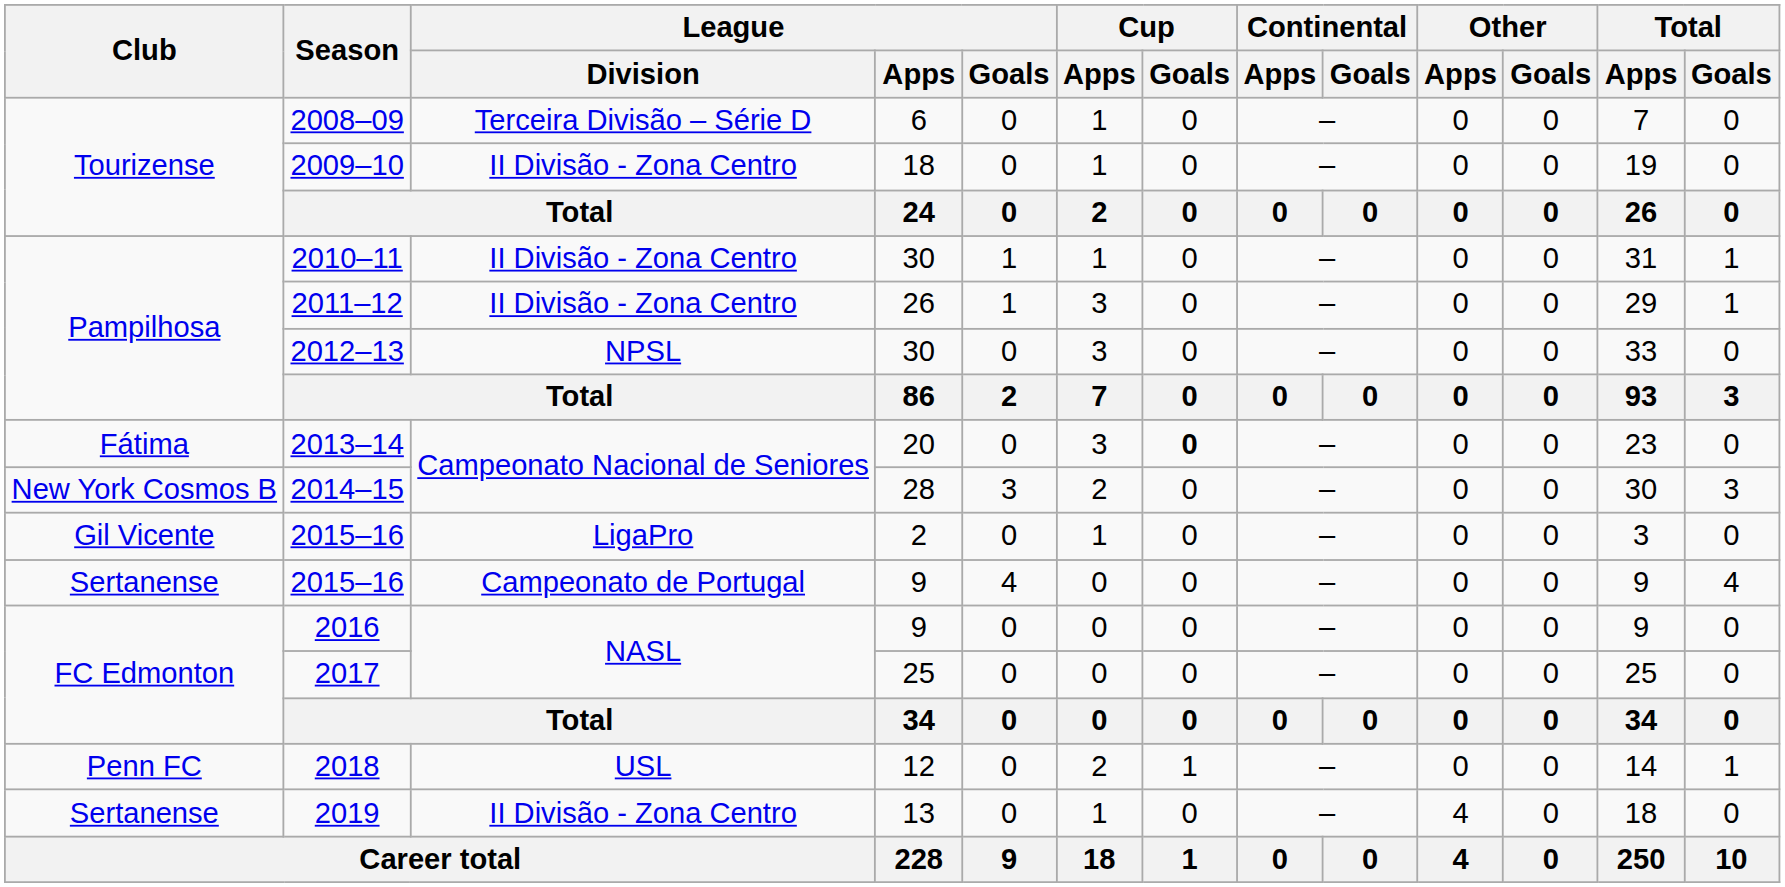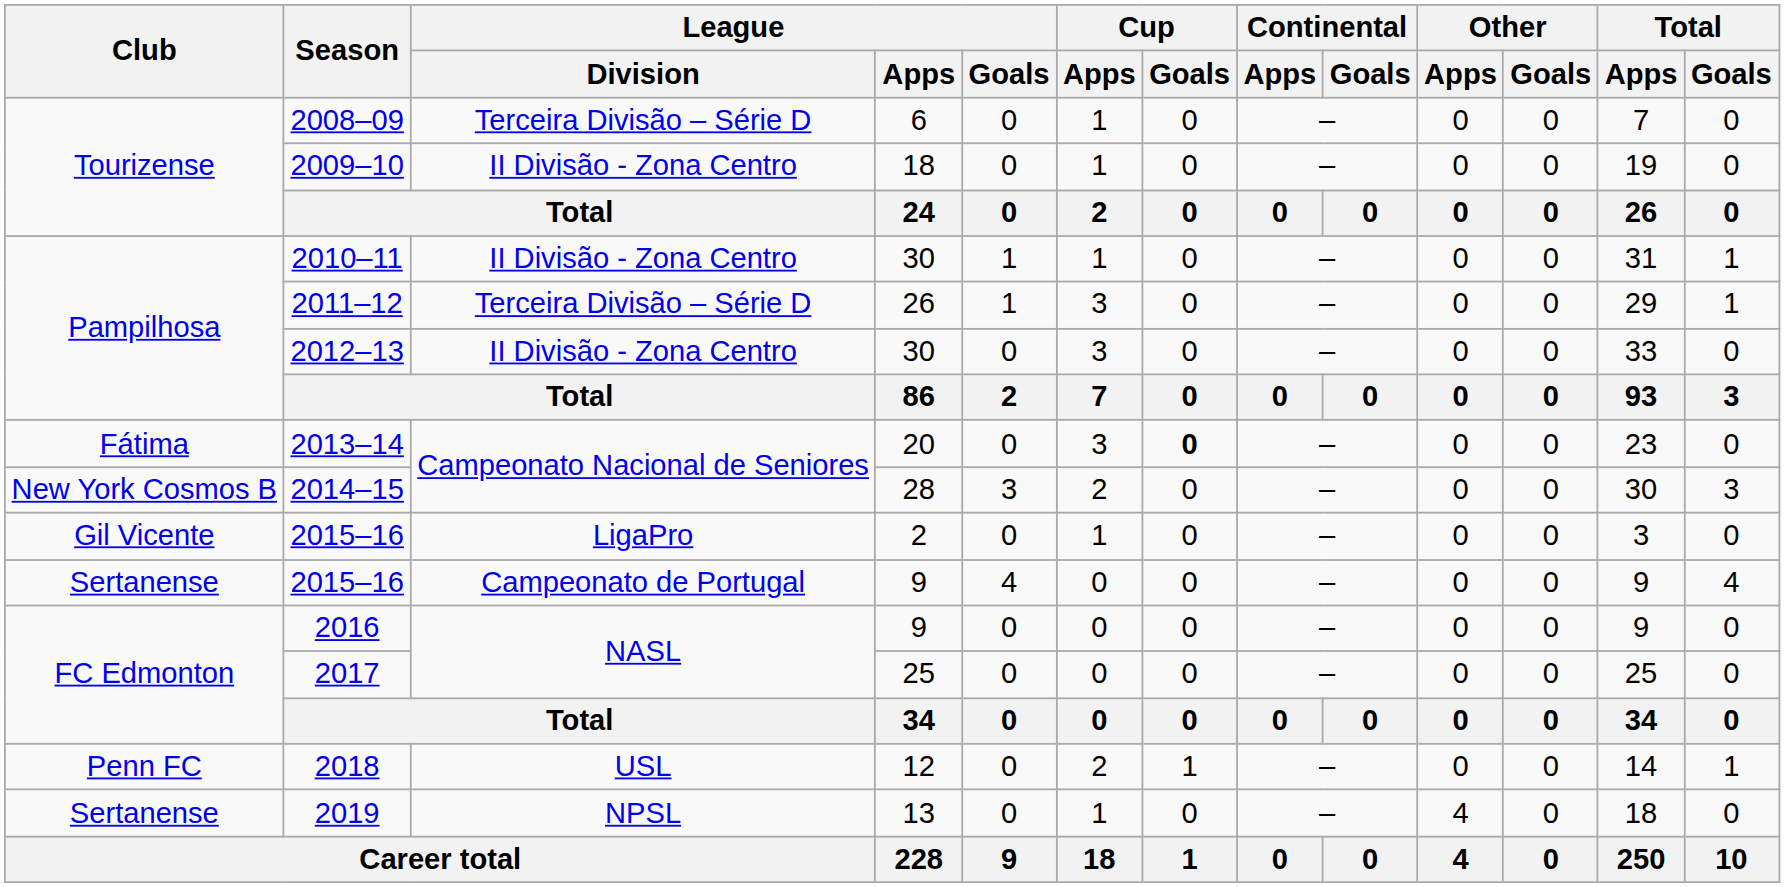(643, 304) II Divisão - Zona Centro -> (643, 304) Terceira Divisão – Série D
(643, 350) NPSL -> (643, 350) II Divisão - Zona Centro
(643, 812) II Divisão - Zona Centro -> (643, 812) NPSL
